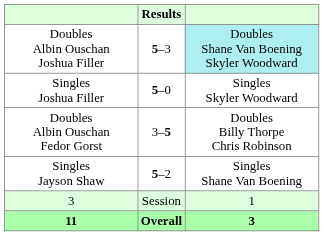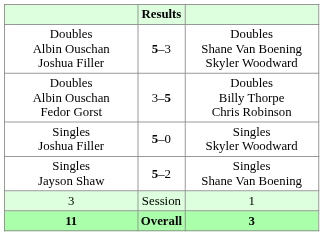(252, 48) paleturquoise background -> (252, 48) no background
rows swapped: (71, 90) <-> (71, 132)
